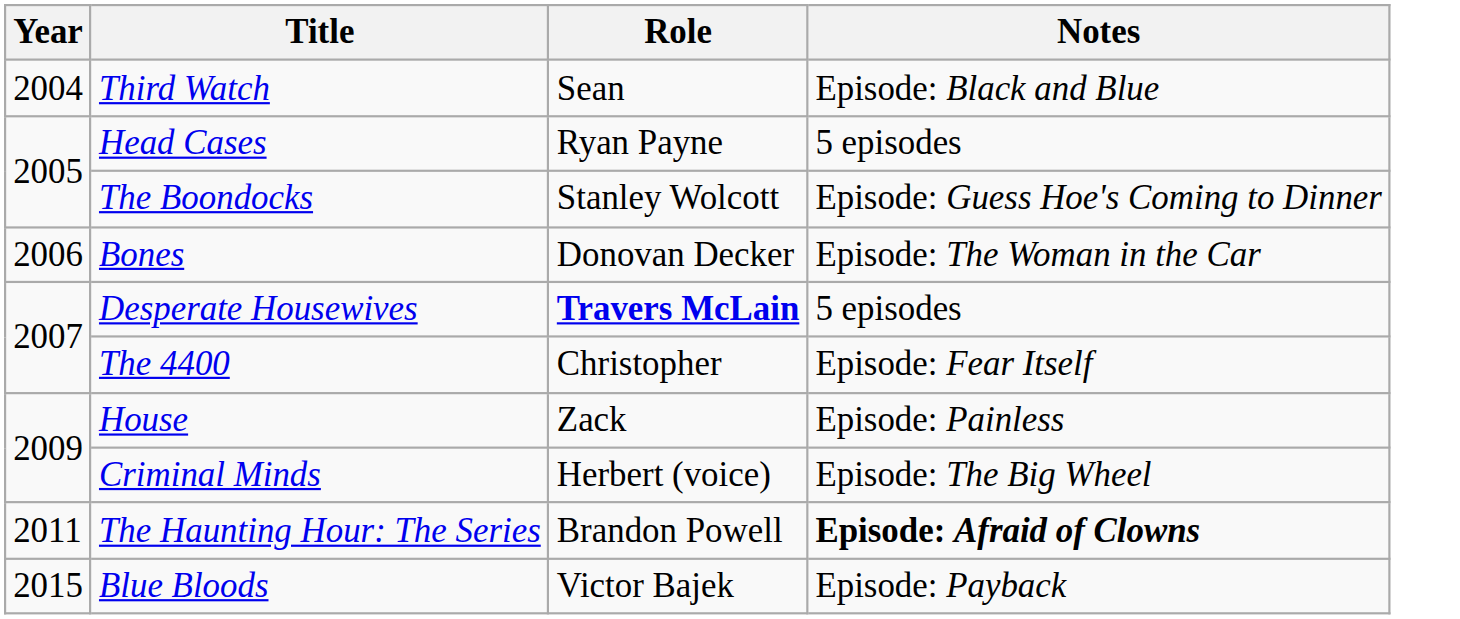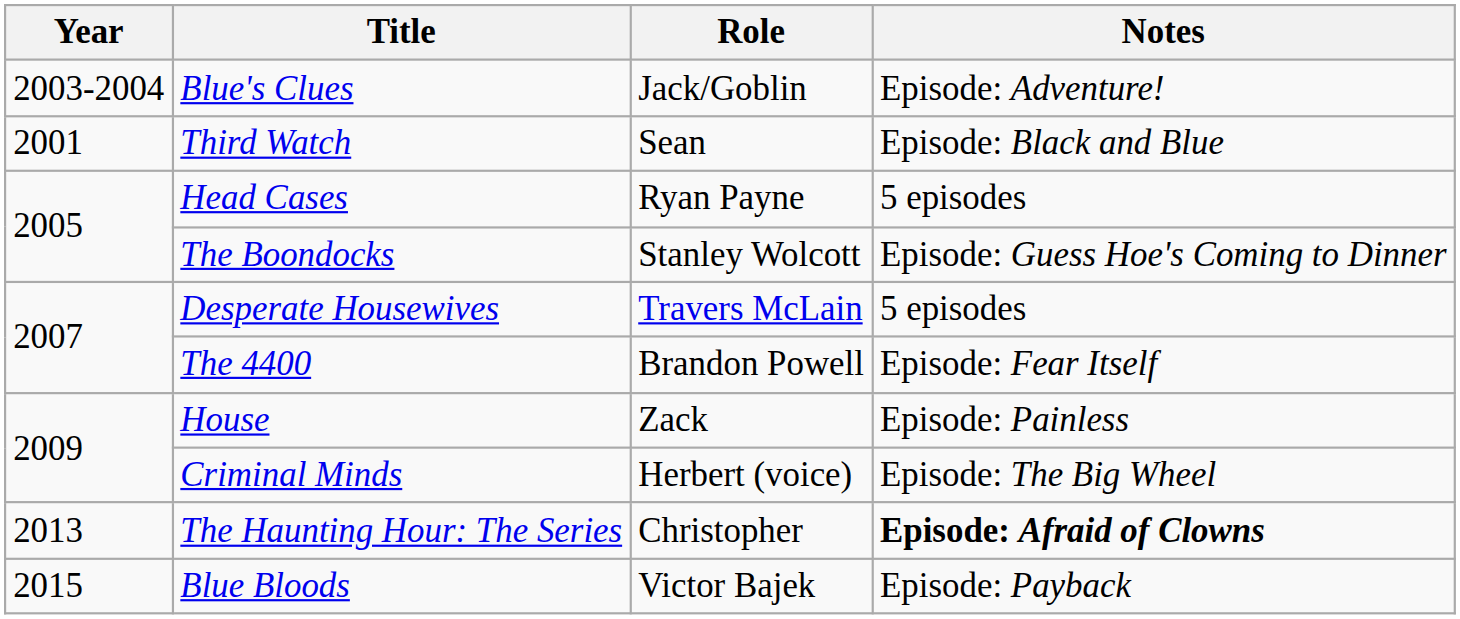+ row: (267, 87)
(48, 87) 2004 -> (48, 142) 2001
- row: (142, 253)
(678, 308) bold -> (750, 308) normal
(639, 364) Christopher -> (751, 364) Brandon Powell
(47, 530) 2011 -> (48, 530) 2013
(670, 530) Brandon Powell -> (721, 530) Christopher
